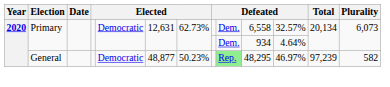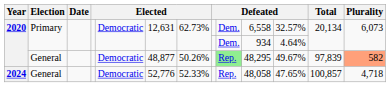(194, 58) 50.23% -> (194, 58) 50.26%
(290, 58) 46.97% -> (290, 58) 49.67%
(323, 58) 97,239 -> (328, 58) 97,839
(371, 58) no background -> (376, 58) lightsalmon background
+ row: (16, 74)
